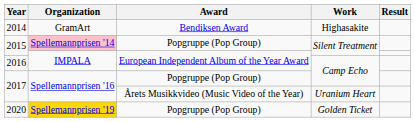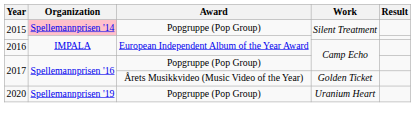- row: (16, 27)
(345, 94) Uranium Heart -> (345, 78) Golden Ticket
(73, 109) gold background -> (73, 94) no background
(345, 109) Golden Ticket -> (345, 94) Uranium Heart
